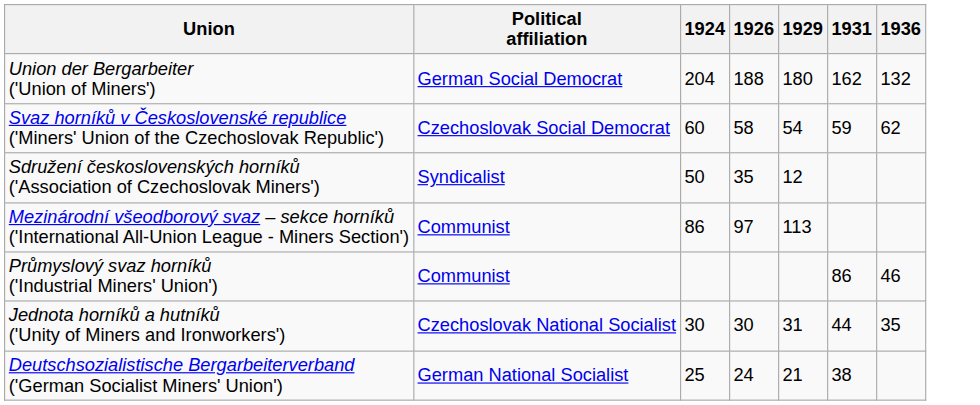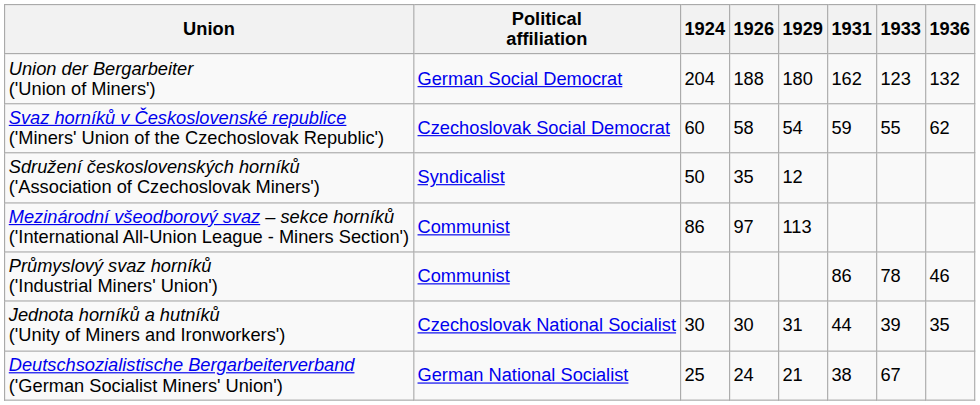+ column: (901, 29)
